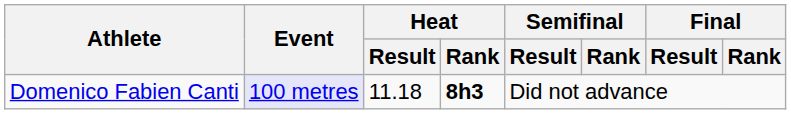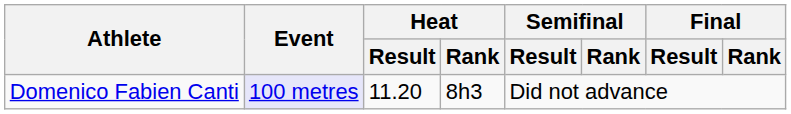(395, 91) 11.18 -> (395, 91) 11.20
(465, 91) bold -> (464, 91) normal
